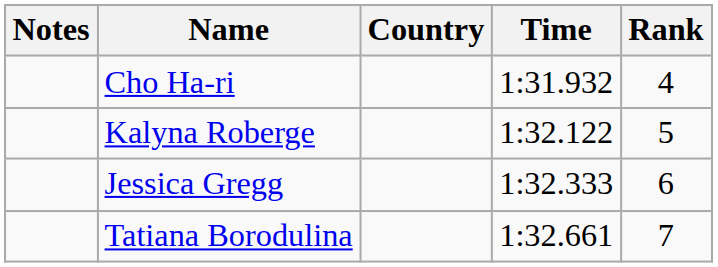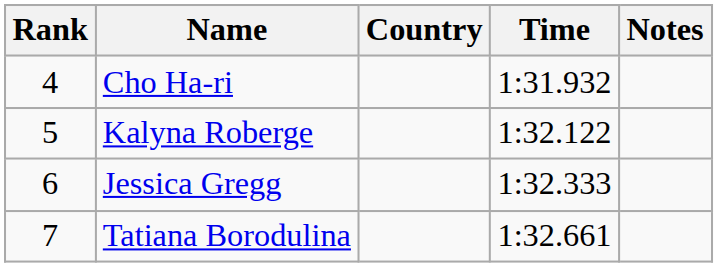columns swapped: (666, 30) <-> (51, 30)
